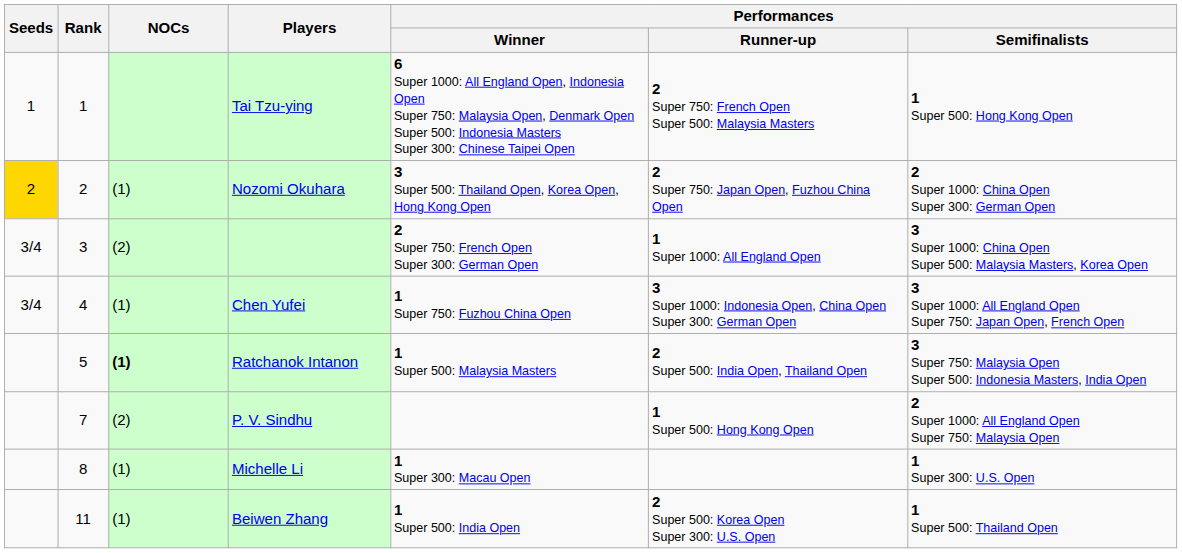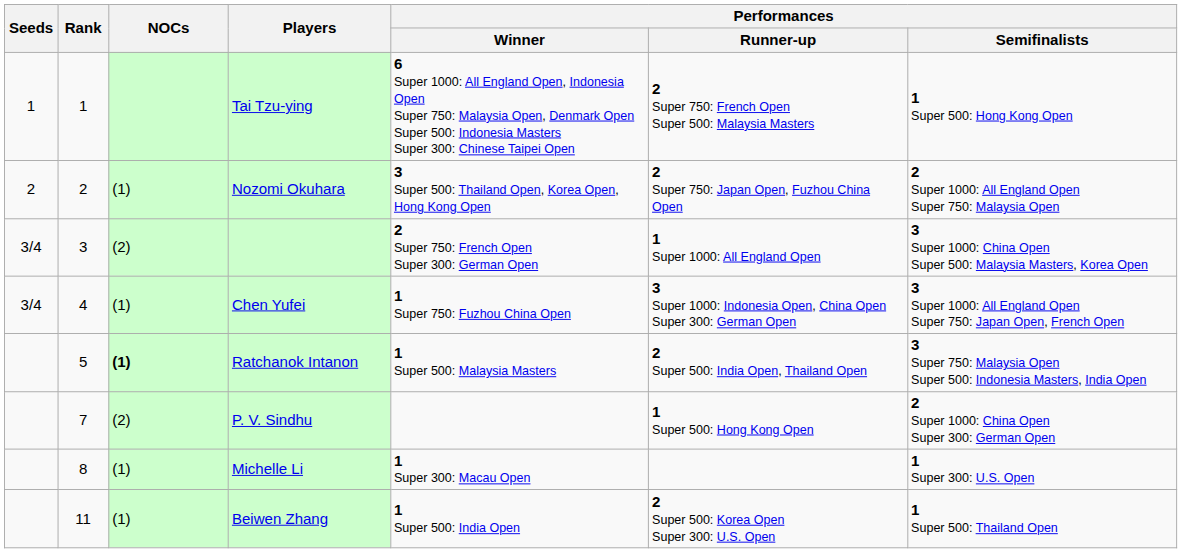(31, 189) gold background -> (31, 189) no background
(983, 189) 2 Super 1000: China Open Super 300: German Open -> (995, 189) 2 Super 1000: All England Open Super 750: Malaysia Open
(995, 420) 2 Super 1000: All England Open Super 750: Malaysia Open -> (983, 420) 2 Super 1000: China Open Super 300: German Open
